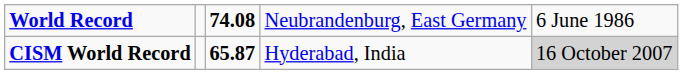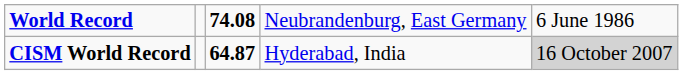(232, 52) 65.87 -> (232, 52) 64.87
